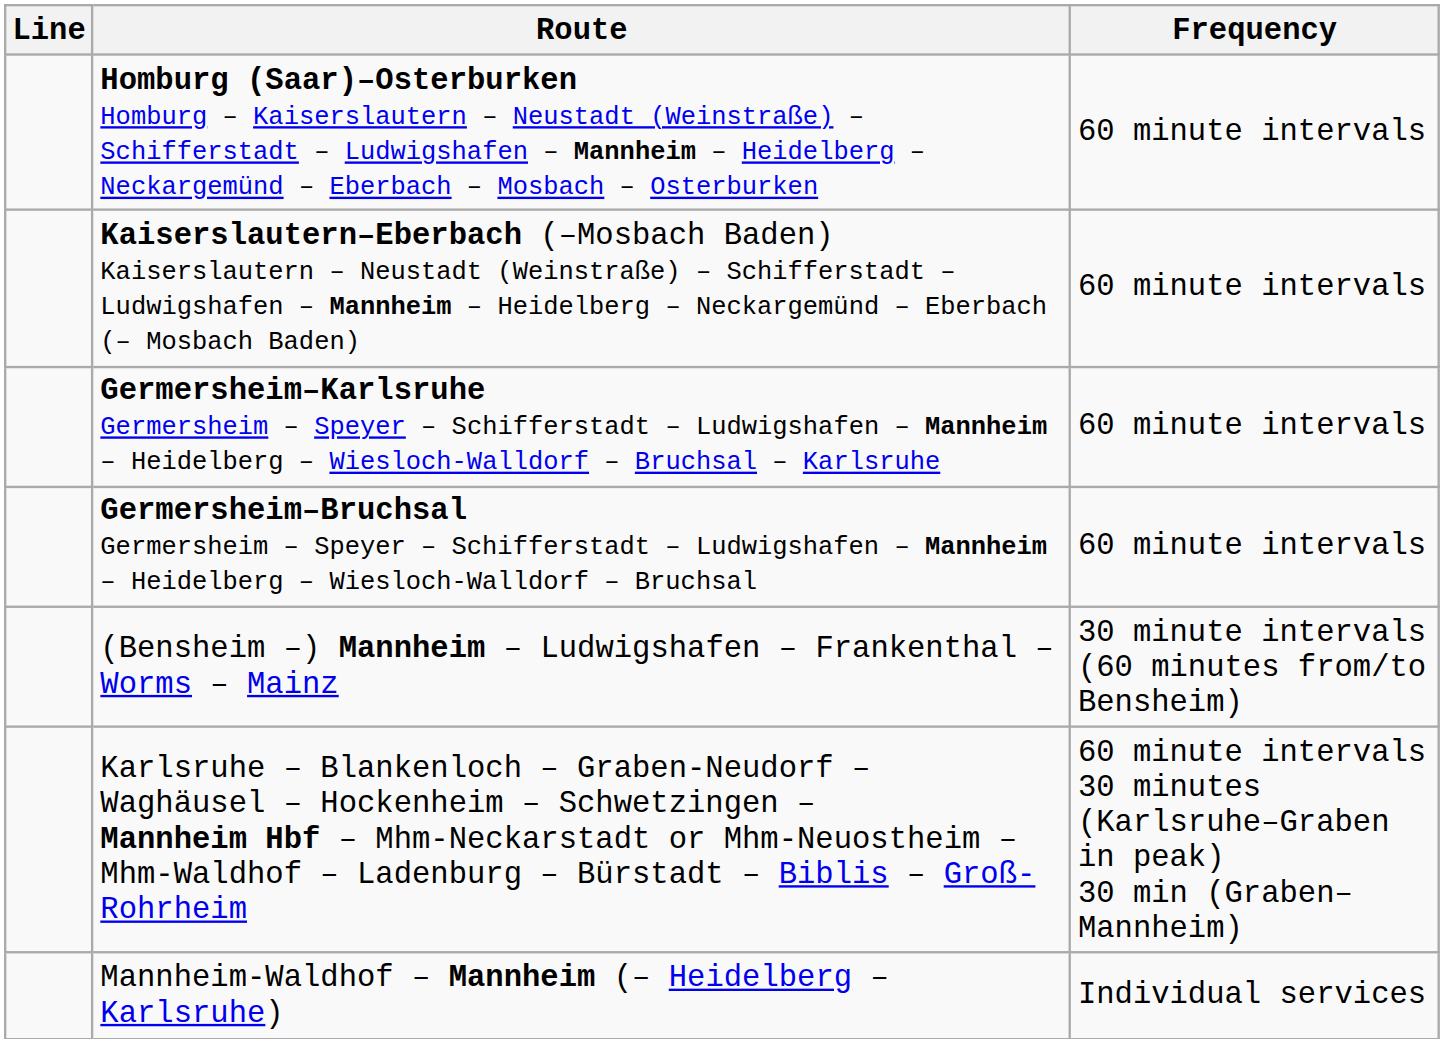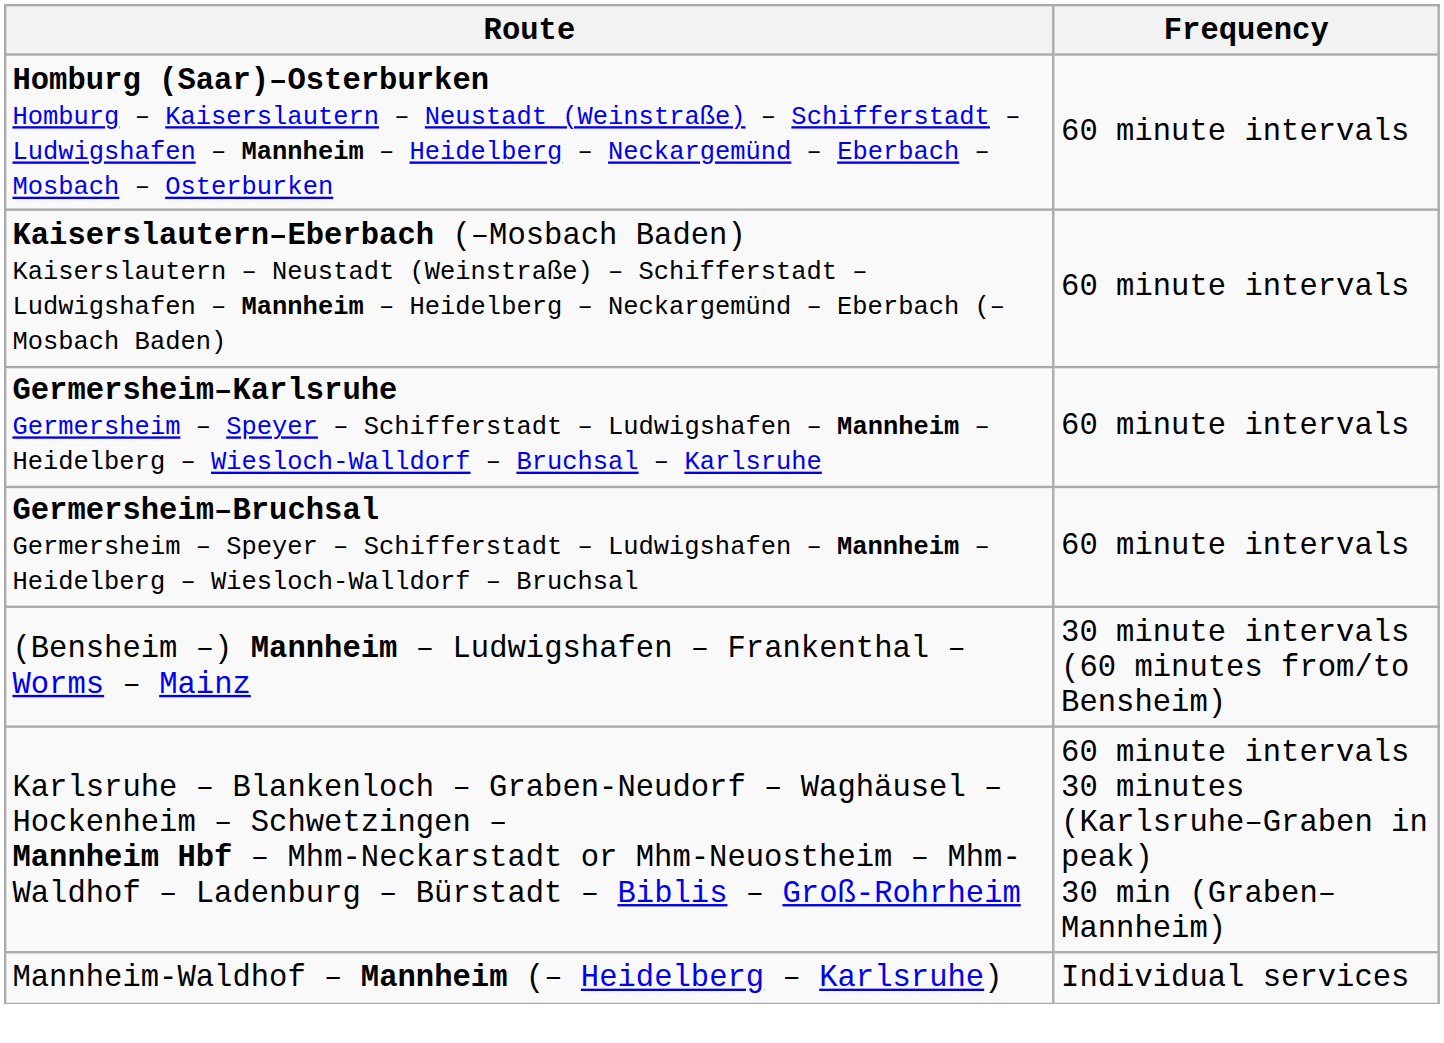- column: (49, 30)
